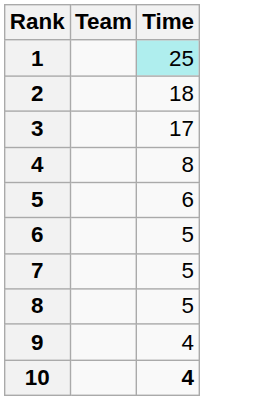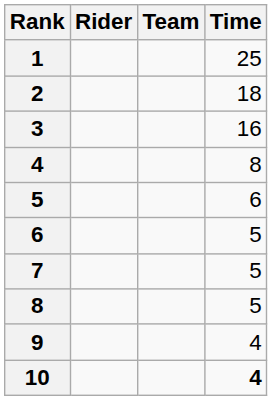+ column: (104, 22)
(182, 57) paleturquoise background -> (249, 57) no background
(182, 128) 17 -> (249, 128) 16
